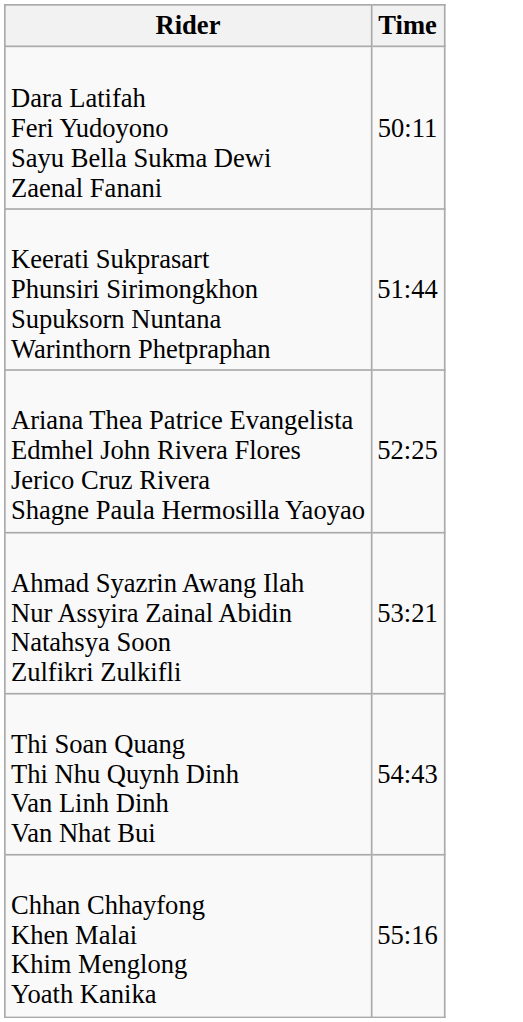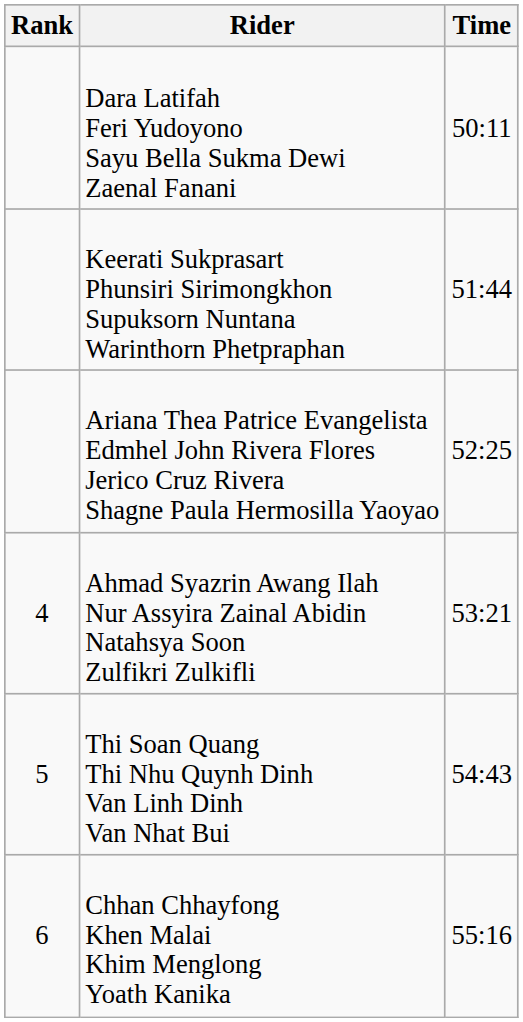+ column: (42, 25)
